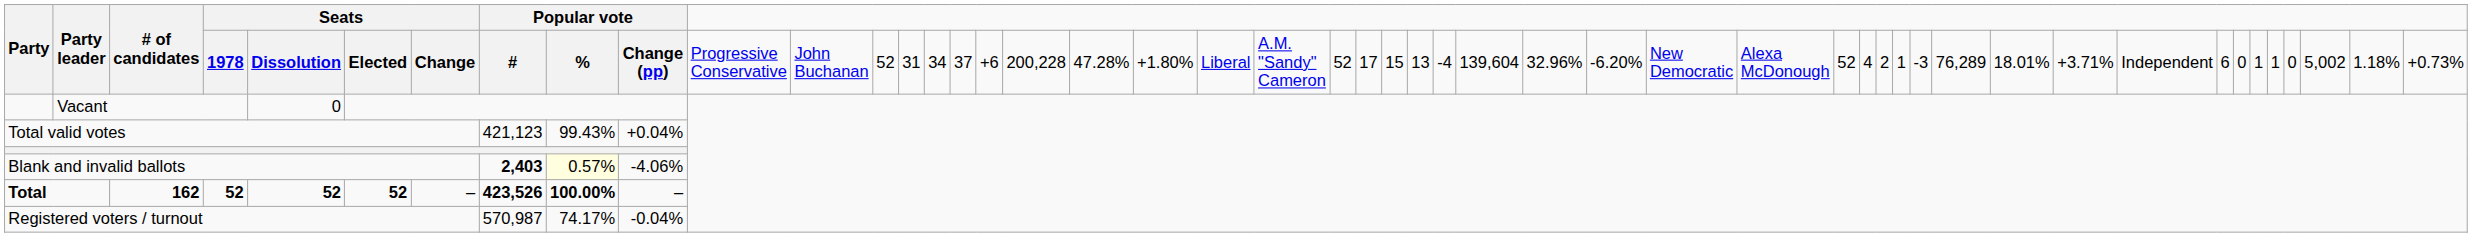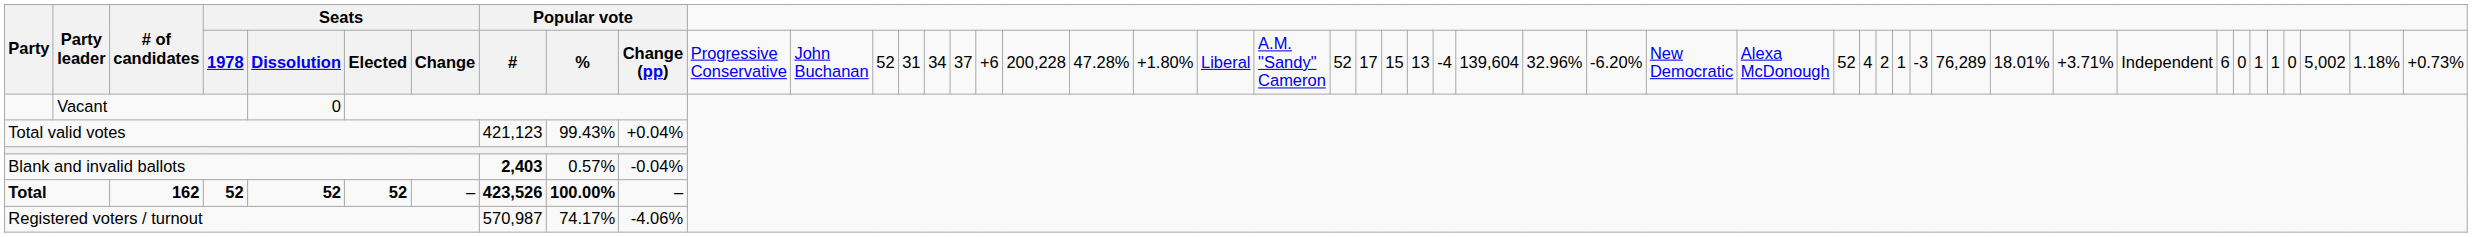(592, 166) lightyellow background -> (592, 166) no background
(657, 166) -4.06% -> (657, 166) -0.04%
(657, 219) -0.04% -> (657, 219) -4.06%
